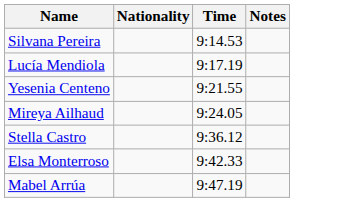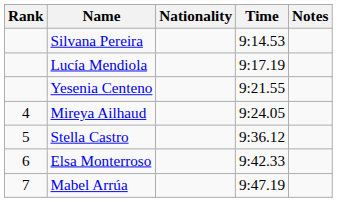+ column: (26, 16)
